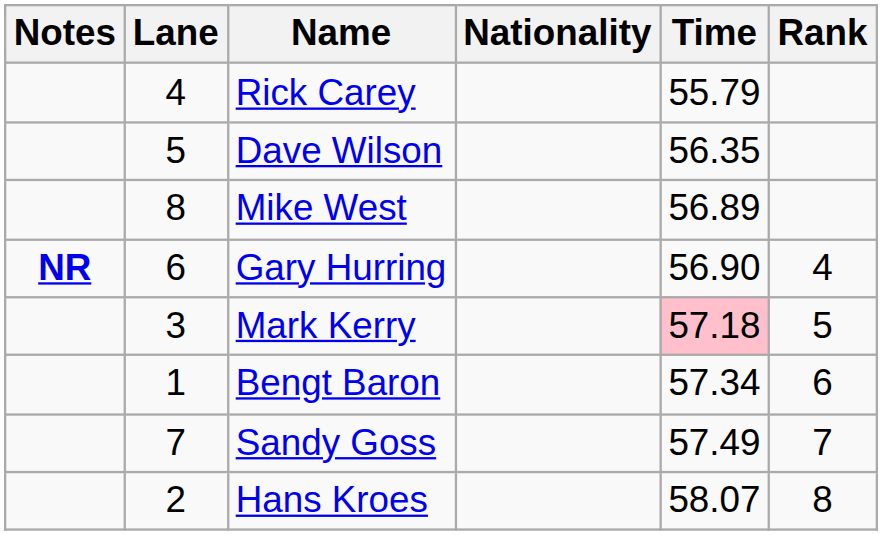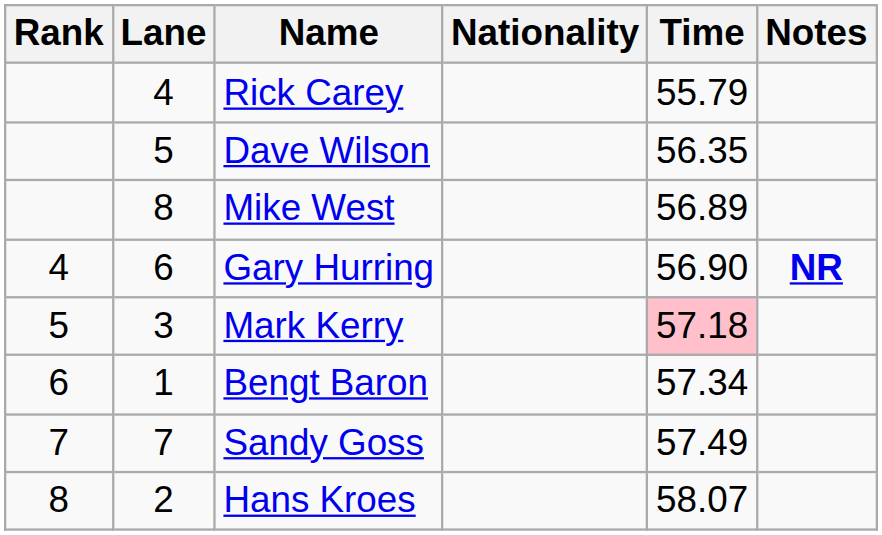columns swapped: (822, 33) <-> (65, 33)
